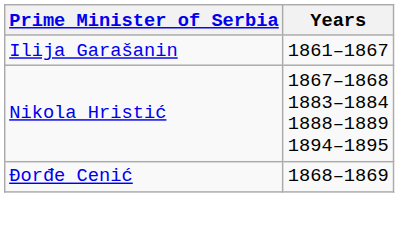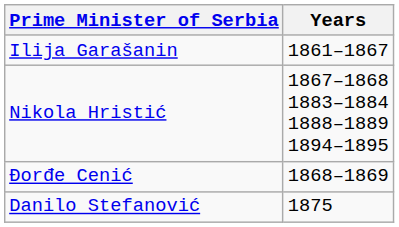+ row: (105, 207)
